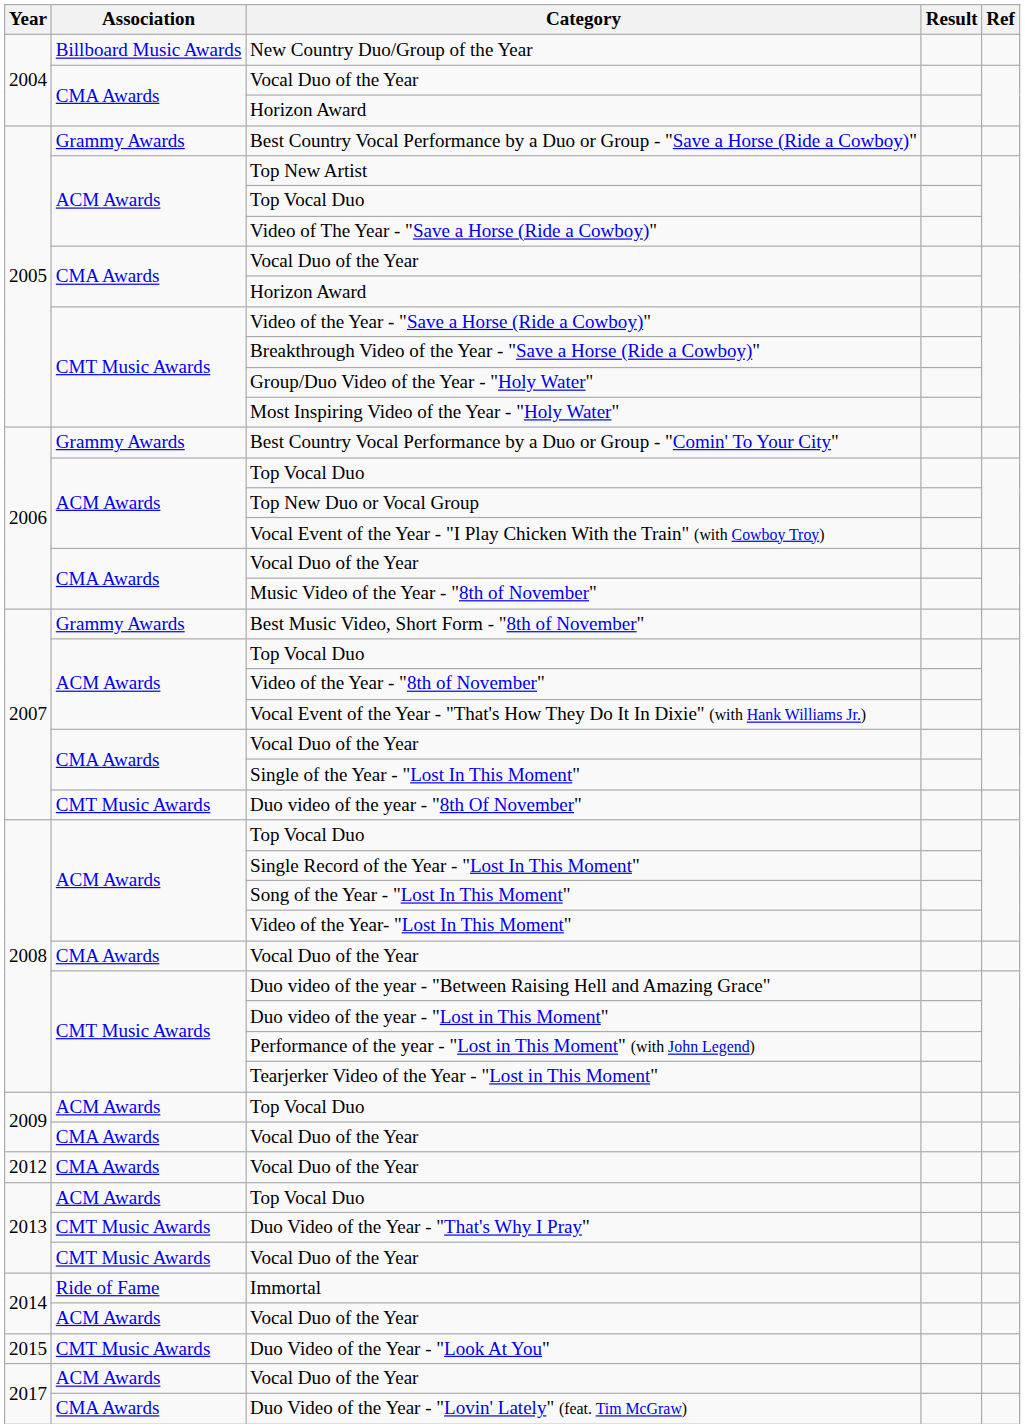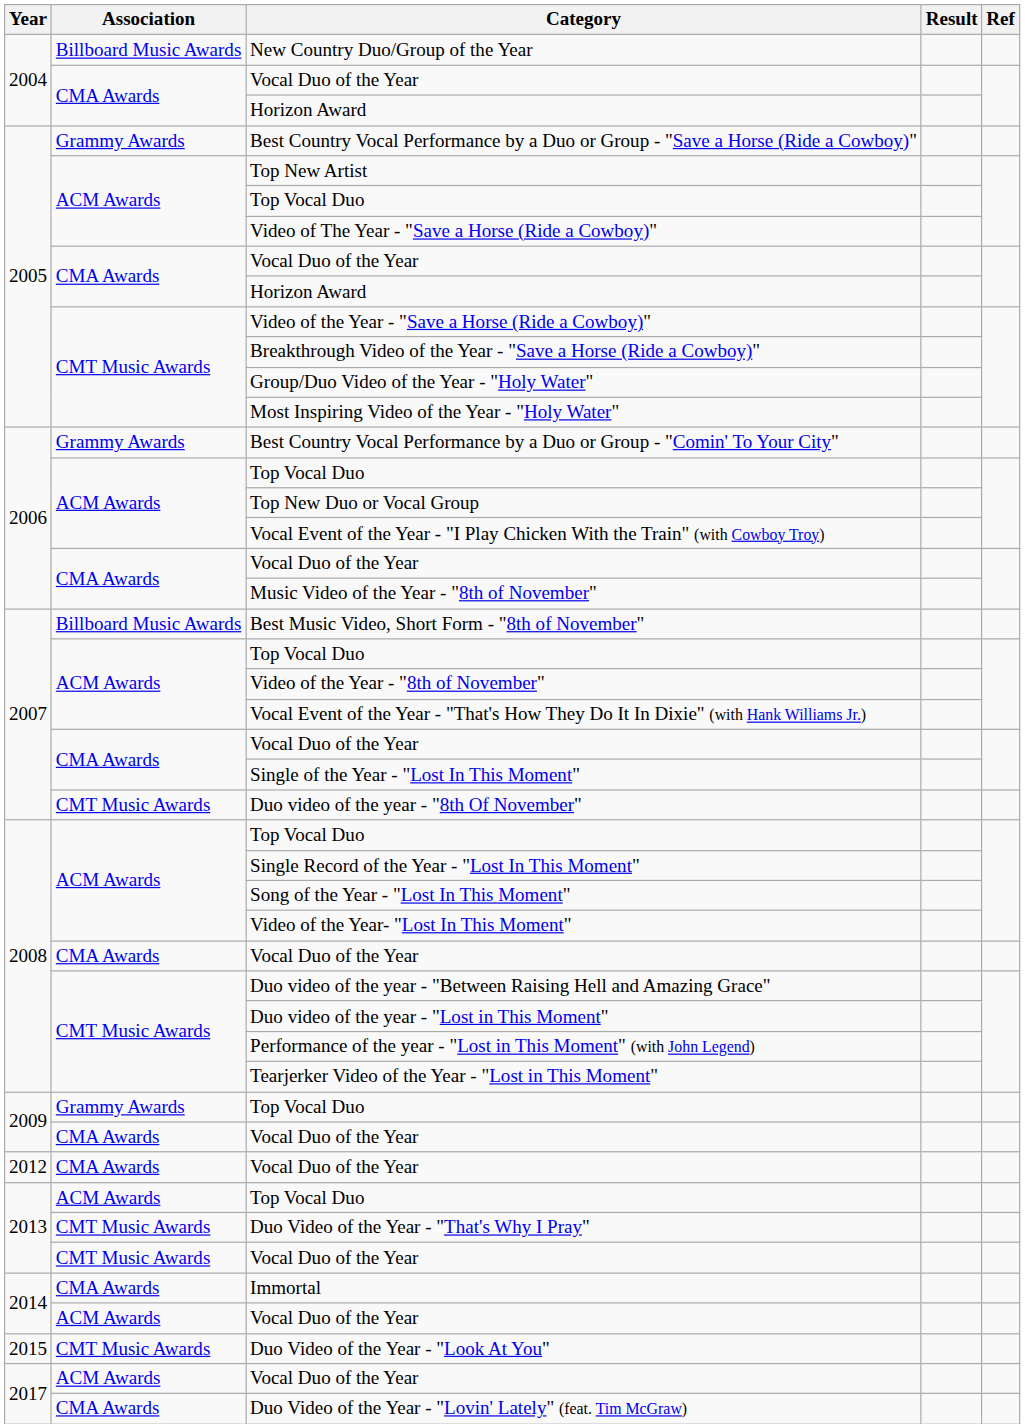(120, 623) Grammy Awards -> (149, 623) Billboard Music Awards
(108, 1106) ACM Awards -> (120, 1106) Grammy Awards
(108, 1287) Ride of Fame -> (108, 1287) CMA Awards
